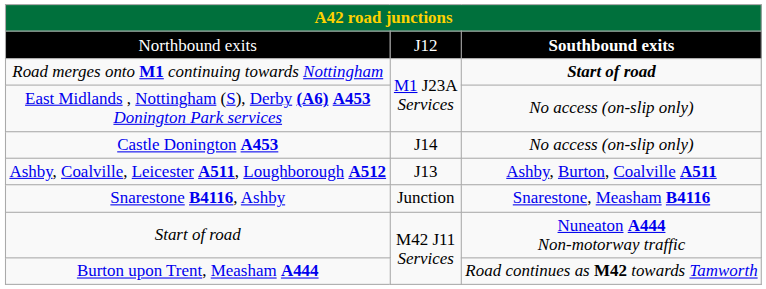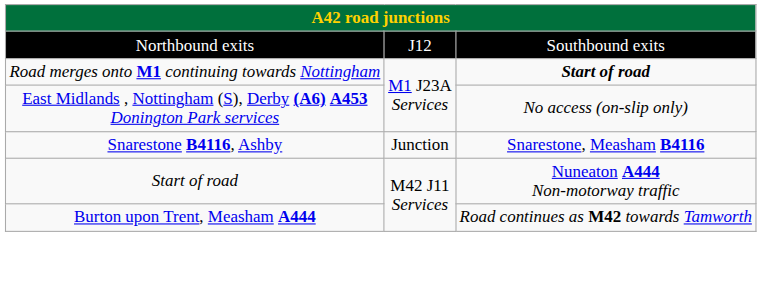(611, 44) bold -> (606, 44) normal
- row: (198, 144)
- row: (198, 171)
